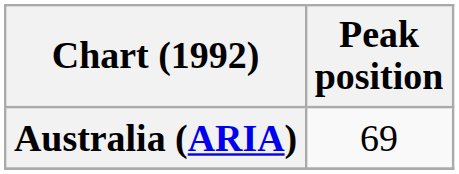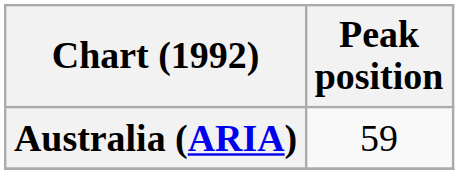(379, 137) 69 -> (379, 137) 59
